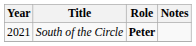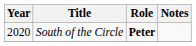(19, 32) 2021 -> (19, 32) 2020
